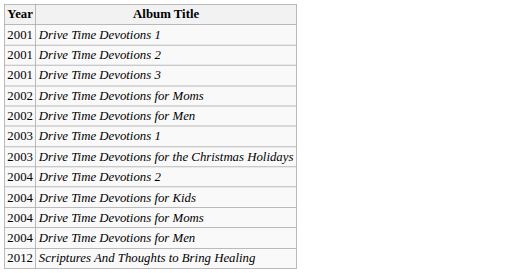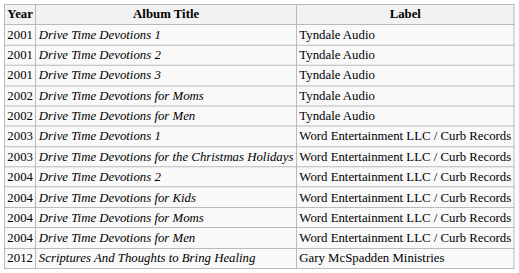+ column: (405, 14)
